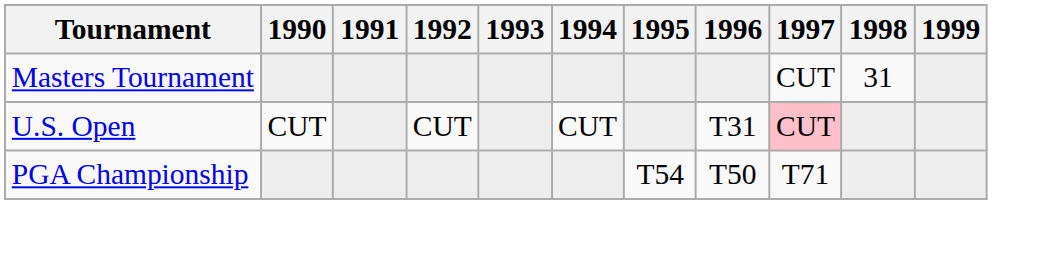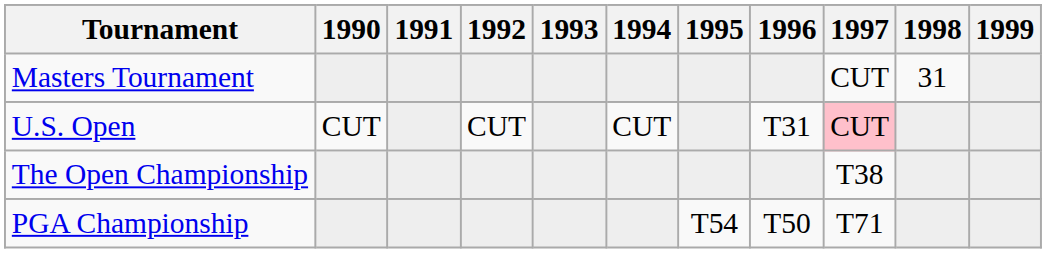+ row: (160, 174)
